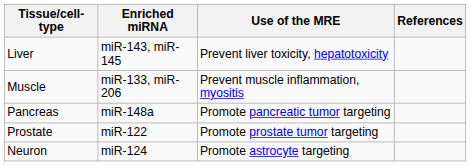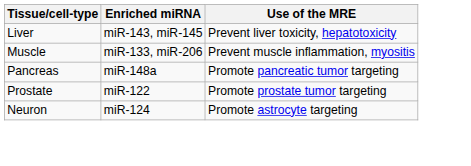- column: (430, 20)
